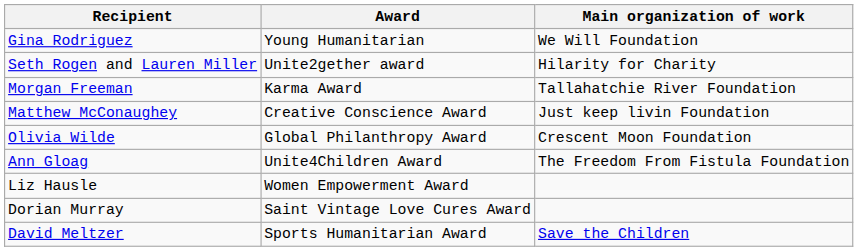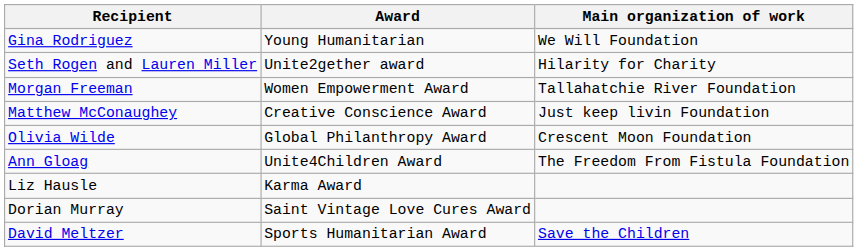(313, 89) Karma Award -> (366, 89) Women Empowerment Award
(366, 186) Women Empowerment Award -> (313, 186) Karma Award
